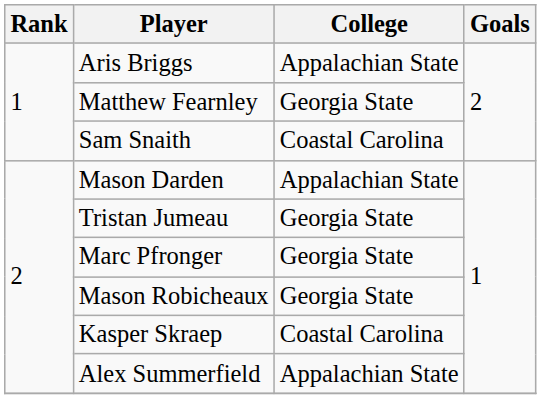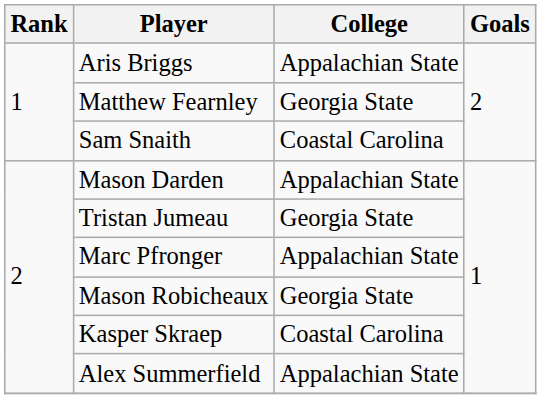(347, 256) Georgia State -> (369, 256) Appalachian State
